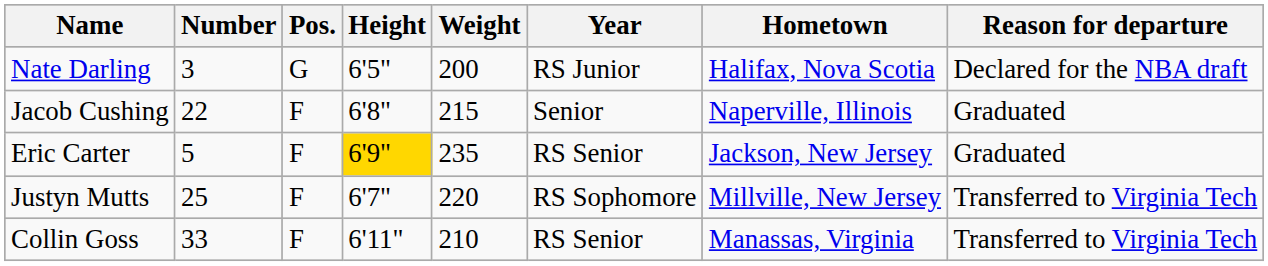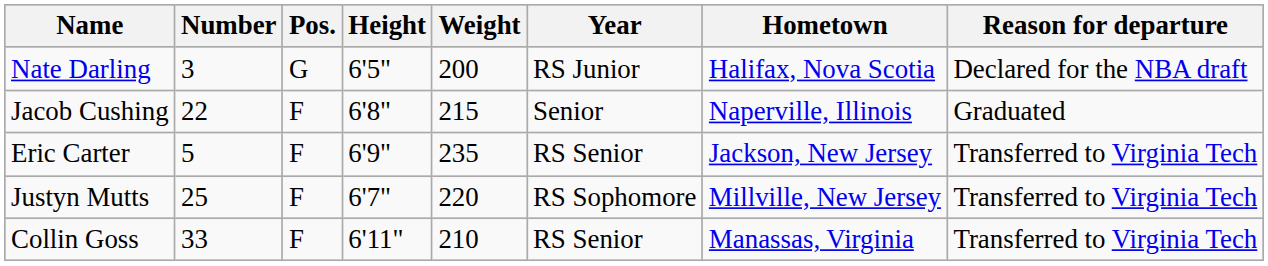(370, 153) gold background -> (370, 153) no background
(1009, 153) Graduated -> (1105, 153) Transferred to Virginia Tech
